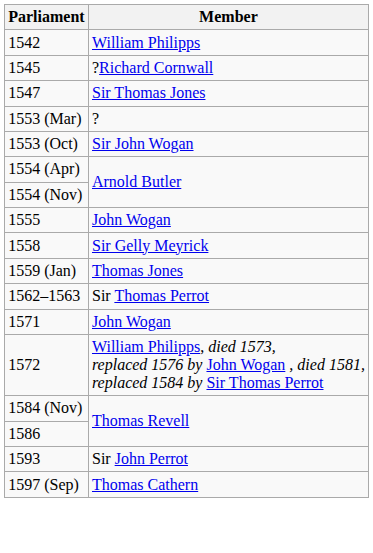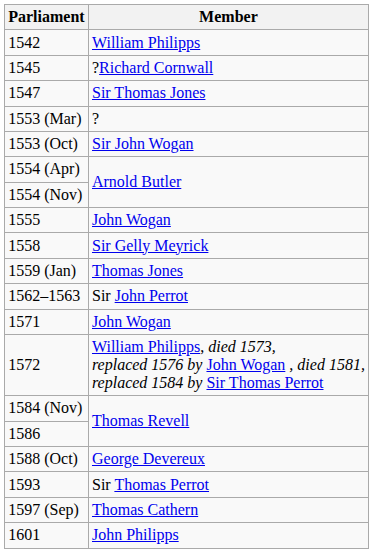(151, 296) Sir Thomas Perrot -> (140, 296) Sir John Perrot
+ row: (43, 459)
(140, 459) Sir John Perrot -> (151, 484) Sir Thomas Perrot
+ row: (24, 535)
